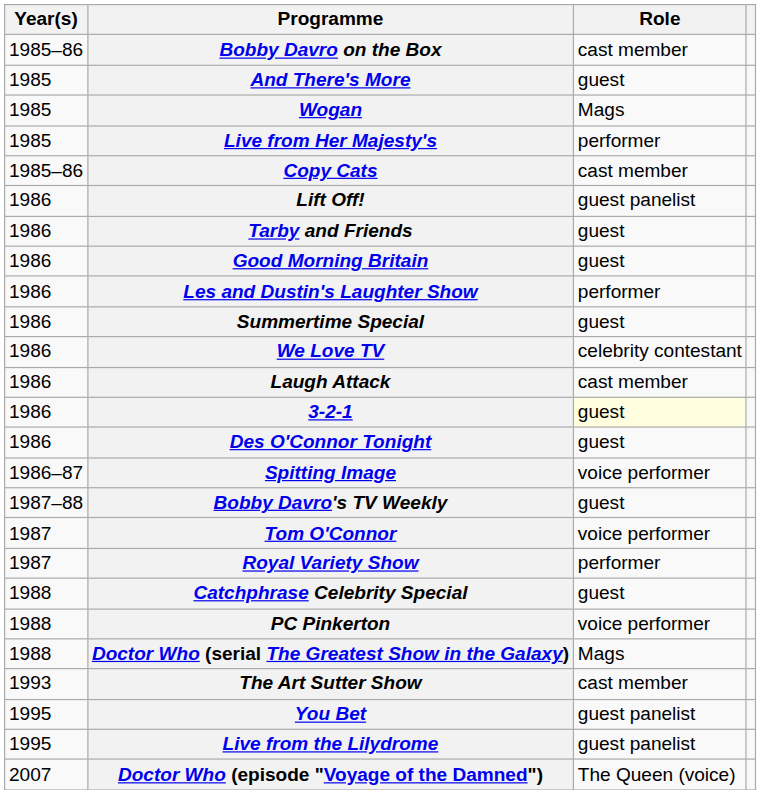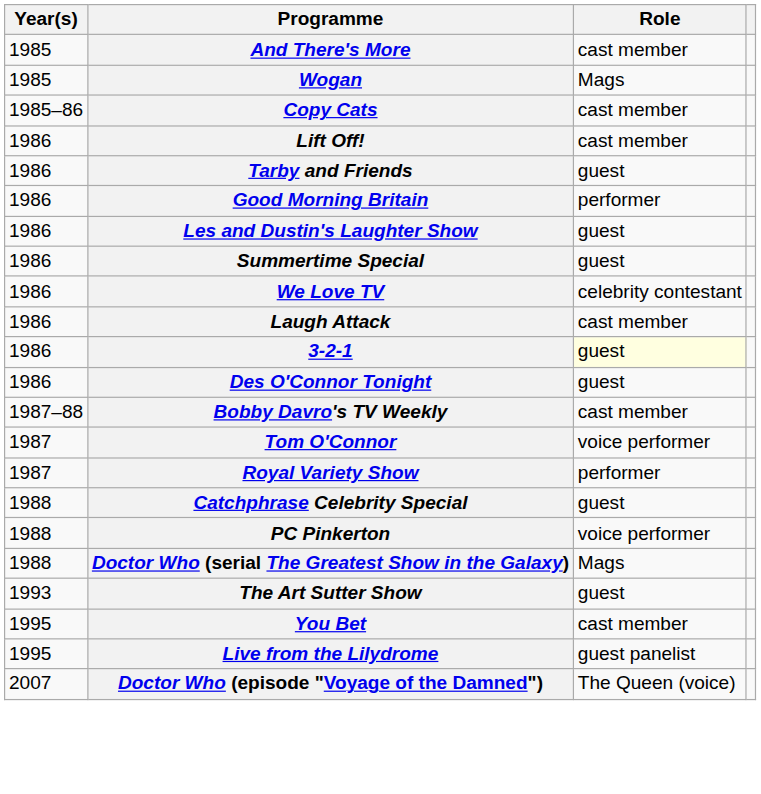- row: (330, 49)
(601, 79) guest -> (633, 49) cast member
- row: (330, 140)
(637, 200) guest panelist -> (633, 140) cast member
(601, 261) guest -> (619, 200) performer
(619, 291) performer -> (601, 230) guest
- row: (330, 472)
(601, 502) guest -> (633, 412) cast member
(633, 683) cast member -> (601, 593) guest
(637, 714) guest panelist -> (633, 623) cast member
